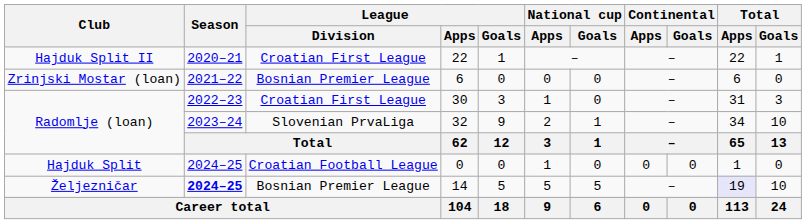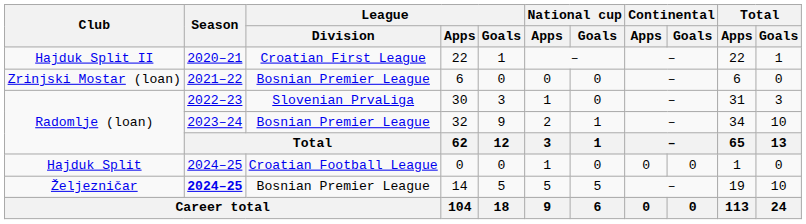(343, 101) Croatian First League -> (343, 101) Slovenian PrvaLiga
(343, 122) Slovenian PrvaLiga -> (343, 122) Bosnian Premier League
(737, 186) lavender background -> (737, 186) no background
